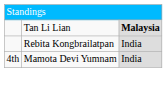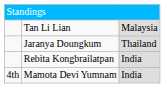(140, 28) bold -> (139, 28) normal
+ row: (63, 43)
